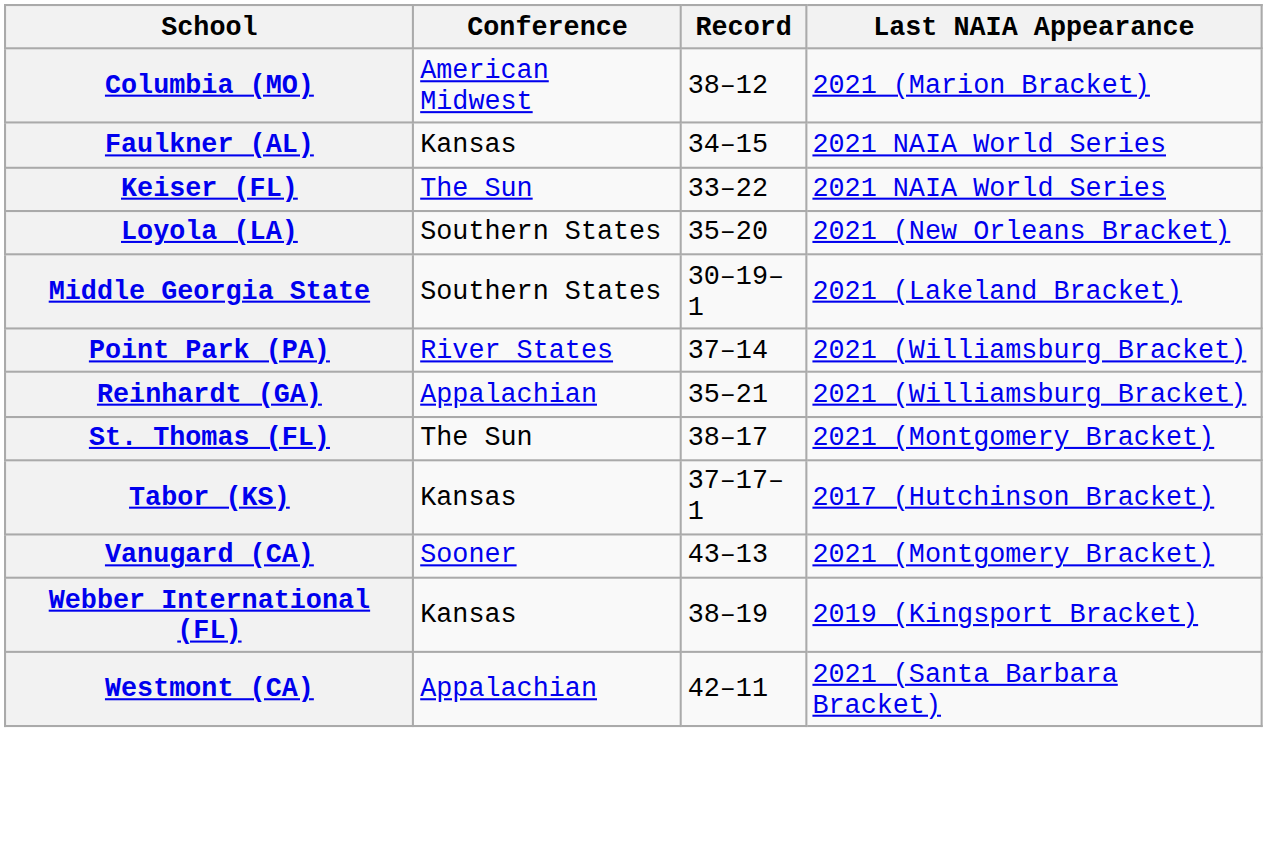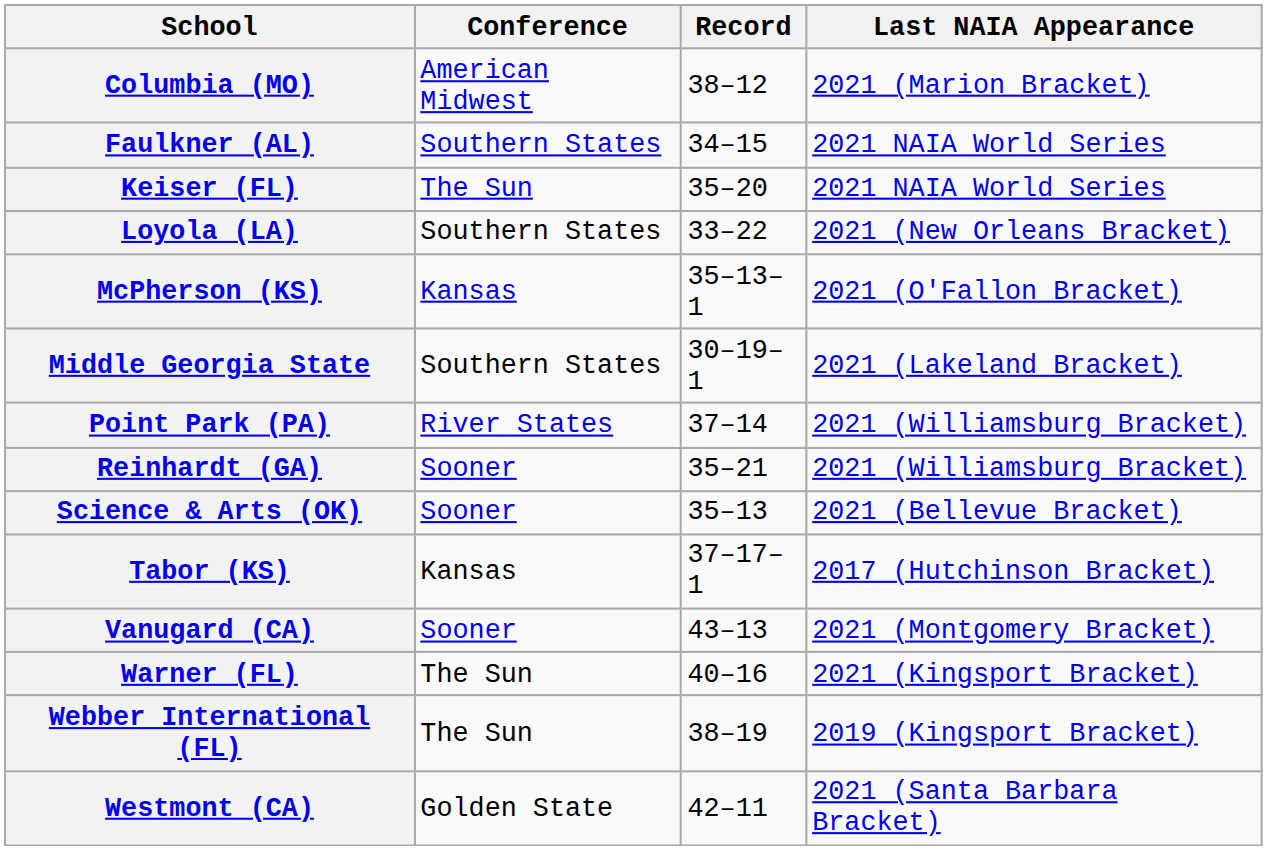(468, 145) Kansas -> (541, 145) Southern States
(728, 189) 33–22 -> (728, 189) 35–20
(728, 232) 35–20 -> (728, 232) 33–22
+ row: (209, 291)
(509, 394) Appalachian -> (469, 469) Sooner
+ row: (210, 512)
- row: (209, 438)
+ row: (210, 674)
(468, 615) Kansas -> (477, 733) The Sun
(509, 690) Appalachian -> (517, 808) Golden State
